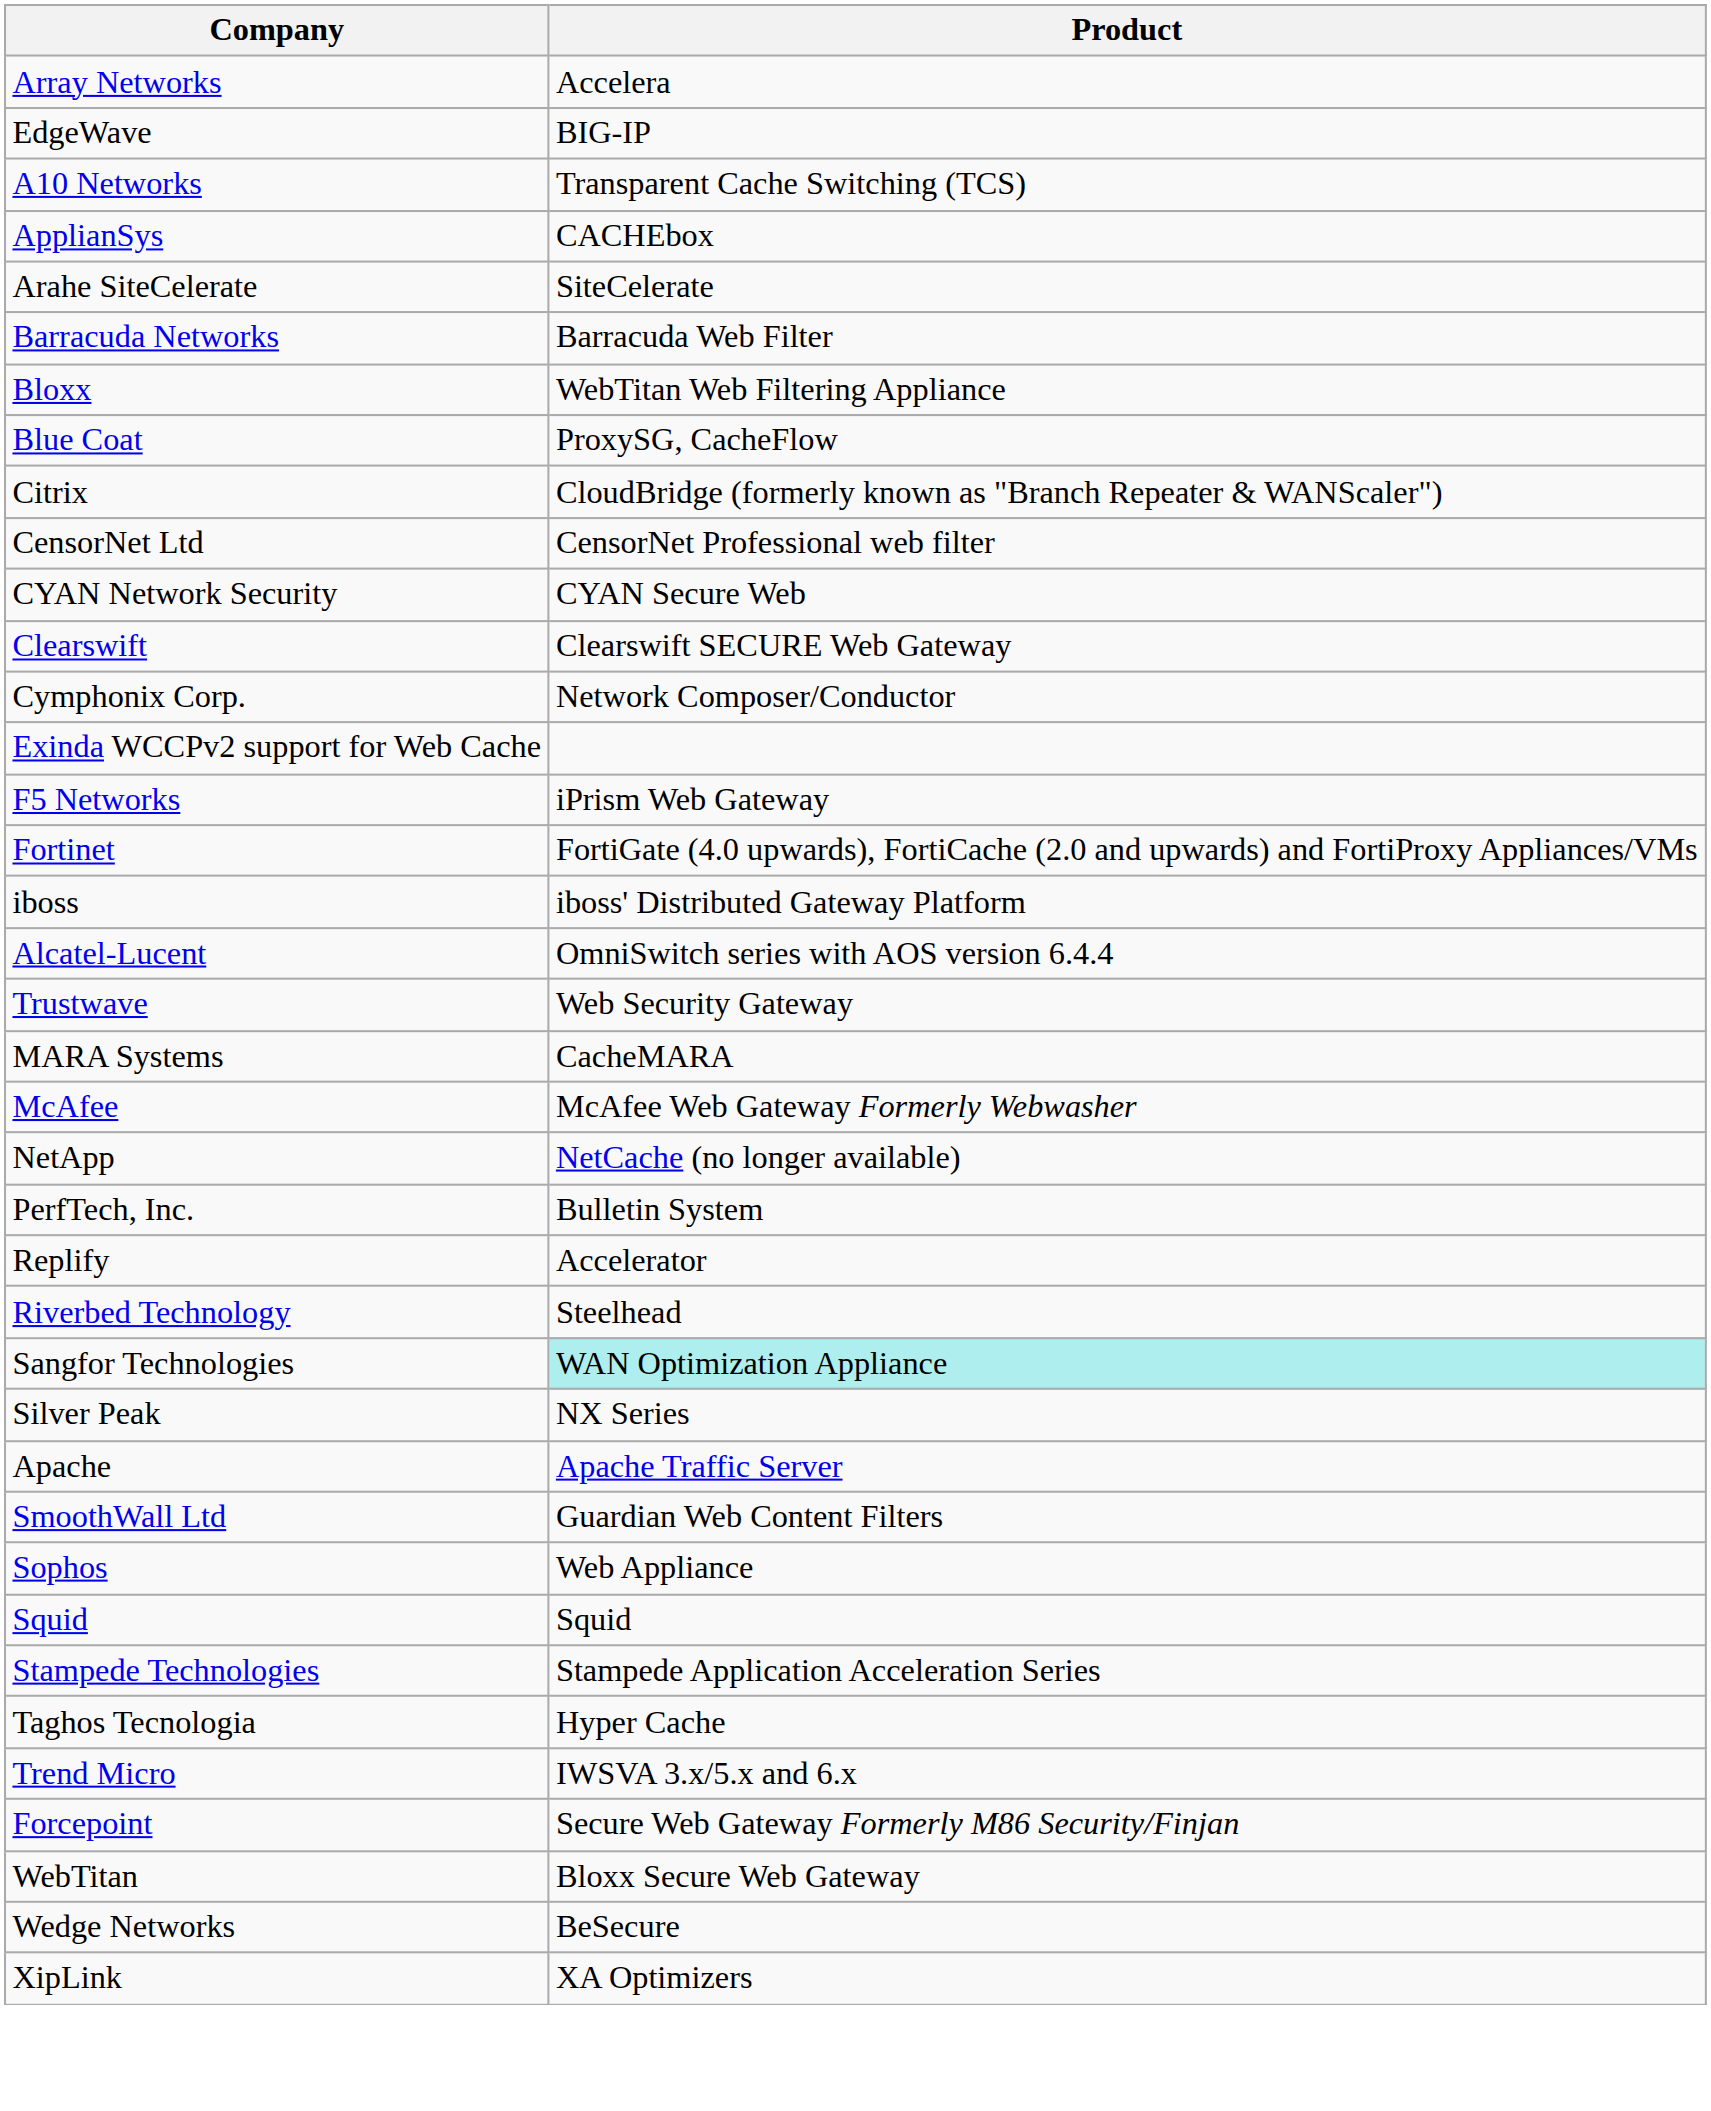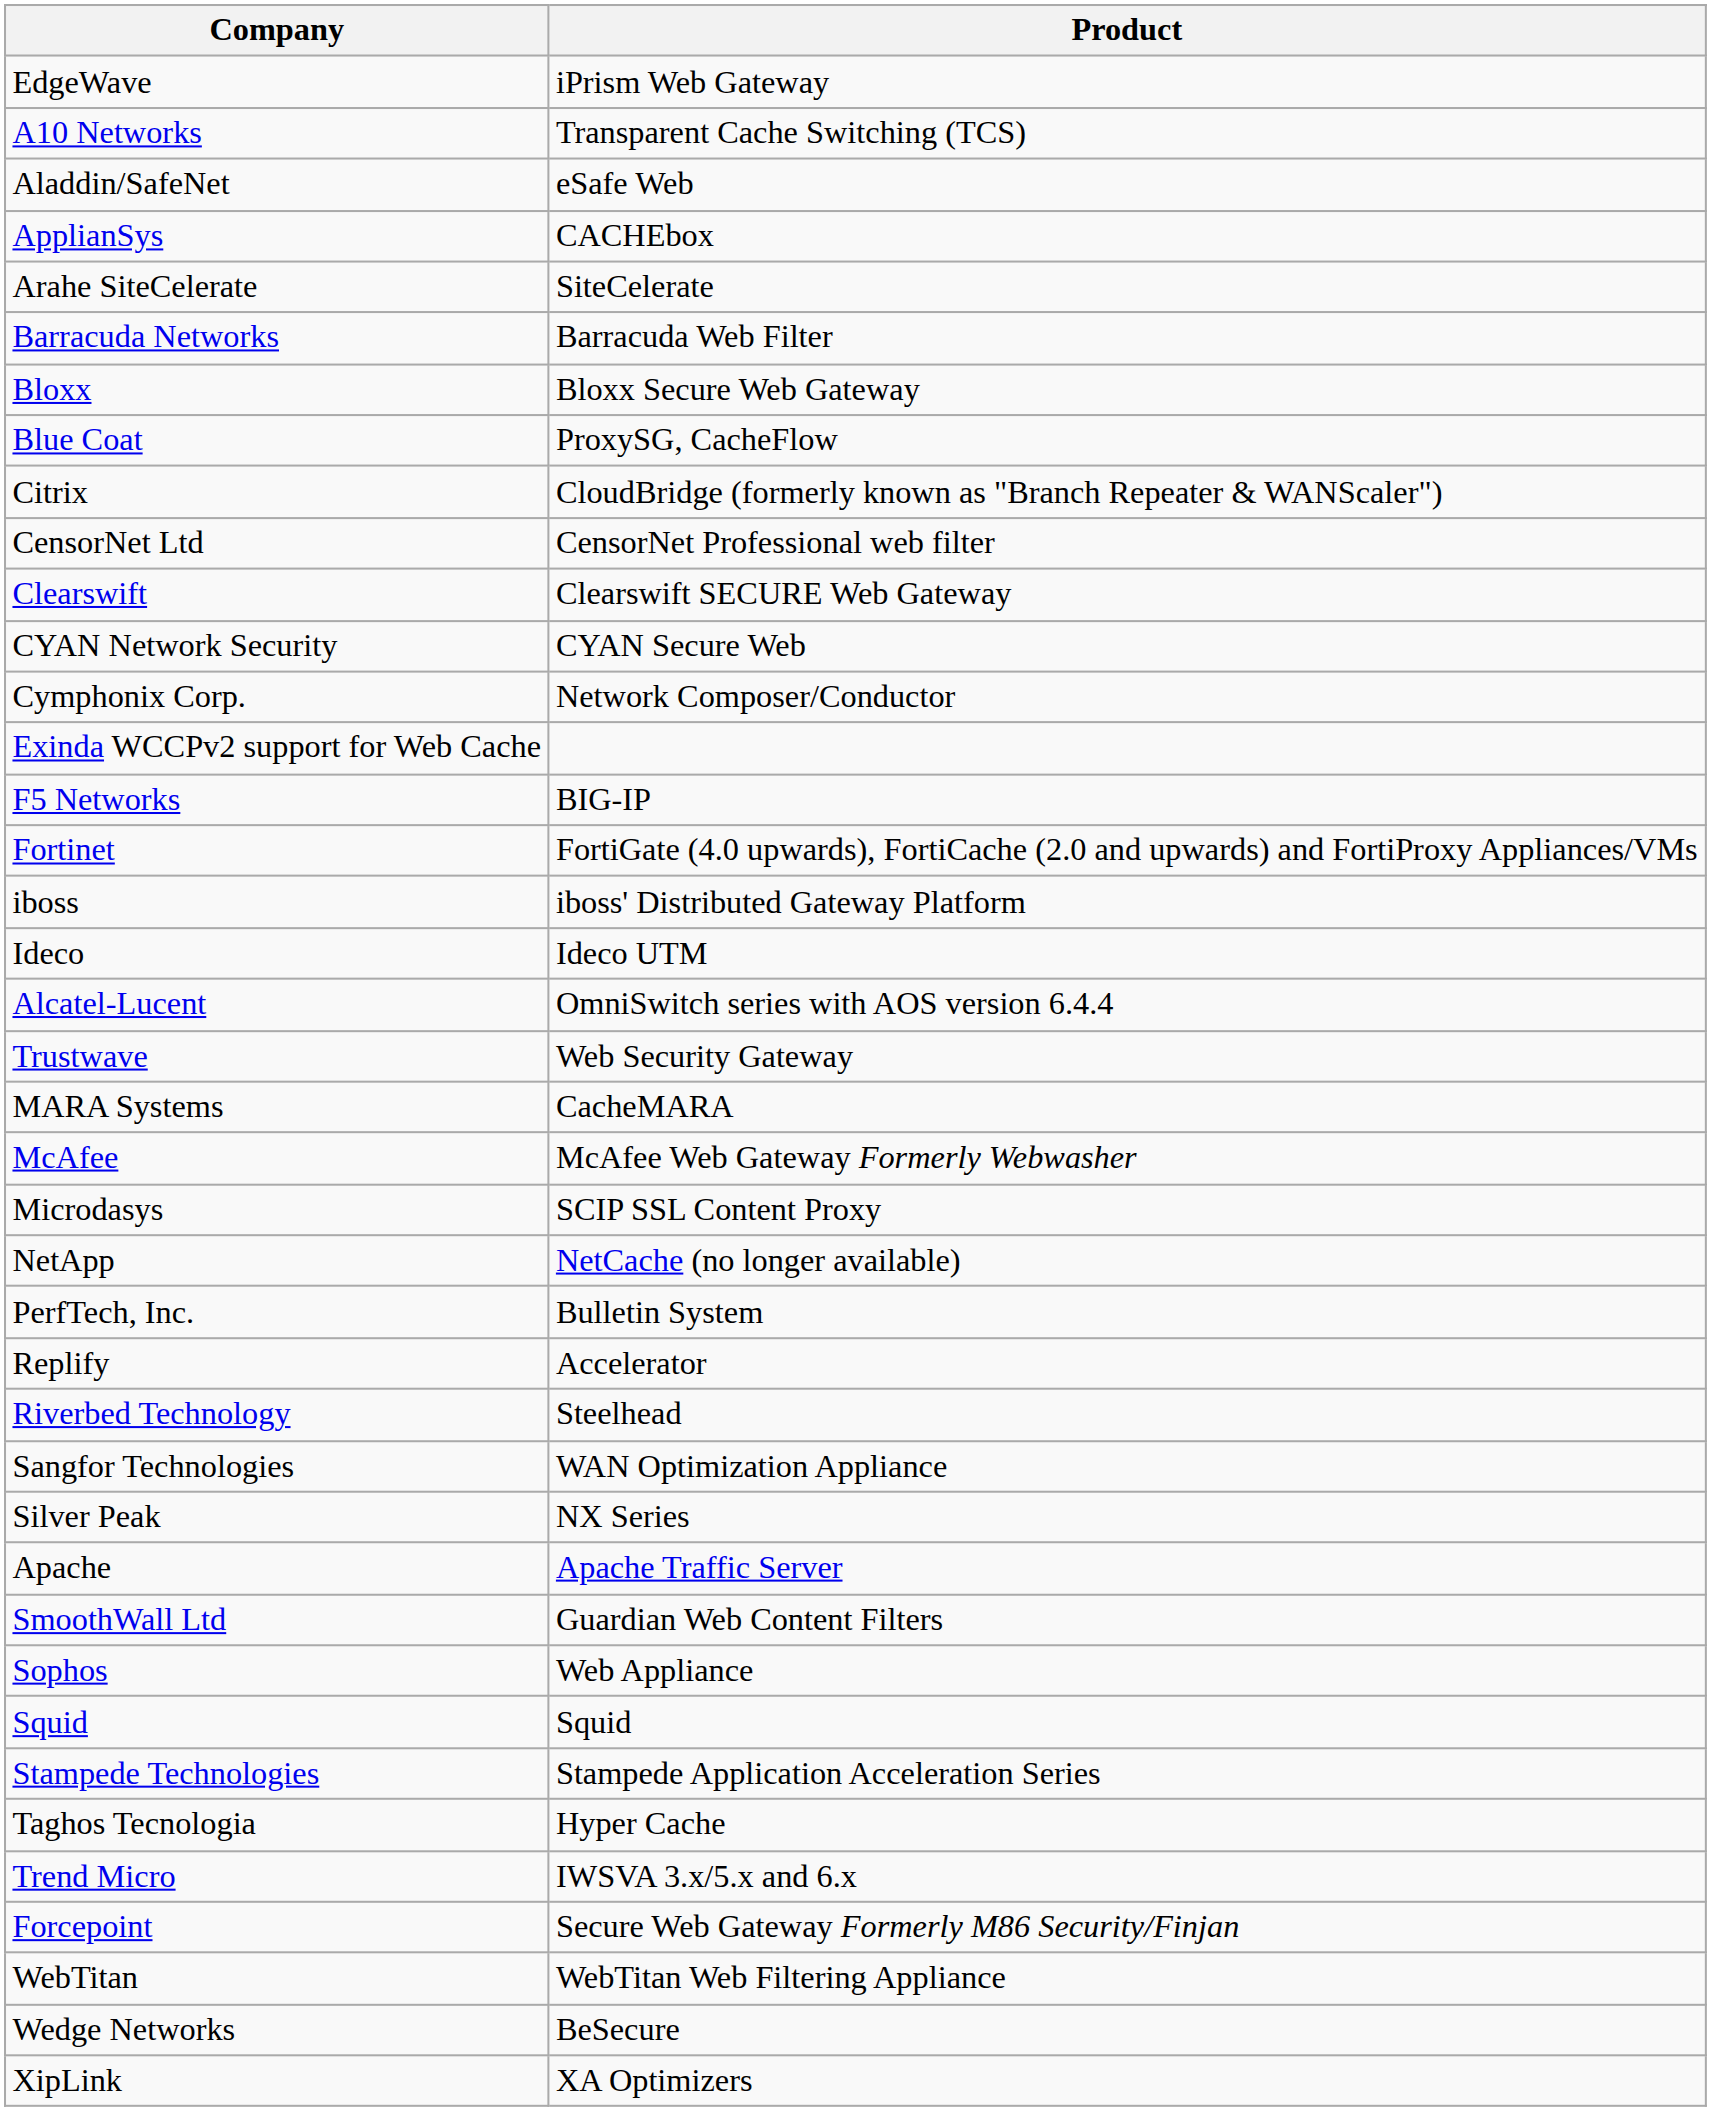- row: (117, 81)
(603, 132) BIG-IP -> (693, 81) iPrism Web Gateway
+ row: (121, 183)
(781, 388) WebTitan Web Filtering Appliance -> (738, 388) Bloxx Secure Web Gateway
rows swapped: (80, 645) <-> (175, 593)
(693, 798) iPrism Web Gateway -> (603, 798) BIG-IP
+ row: (48, 952)
+ row: (88, 1209)
(752, 1362) paleturquoise background -> (752, 1465) no background
(738, 1875) Bloxx Secure Web Gateway -> (781, 1977) WebTitan Web Filtering Appliance
